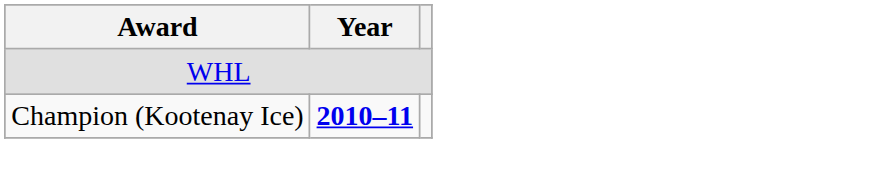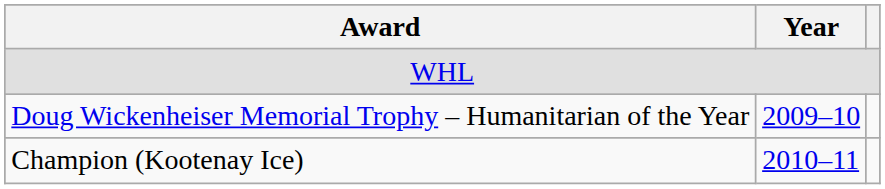+ row: (380, 115)
(365, 115) bold -> (811, 159) normal
